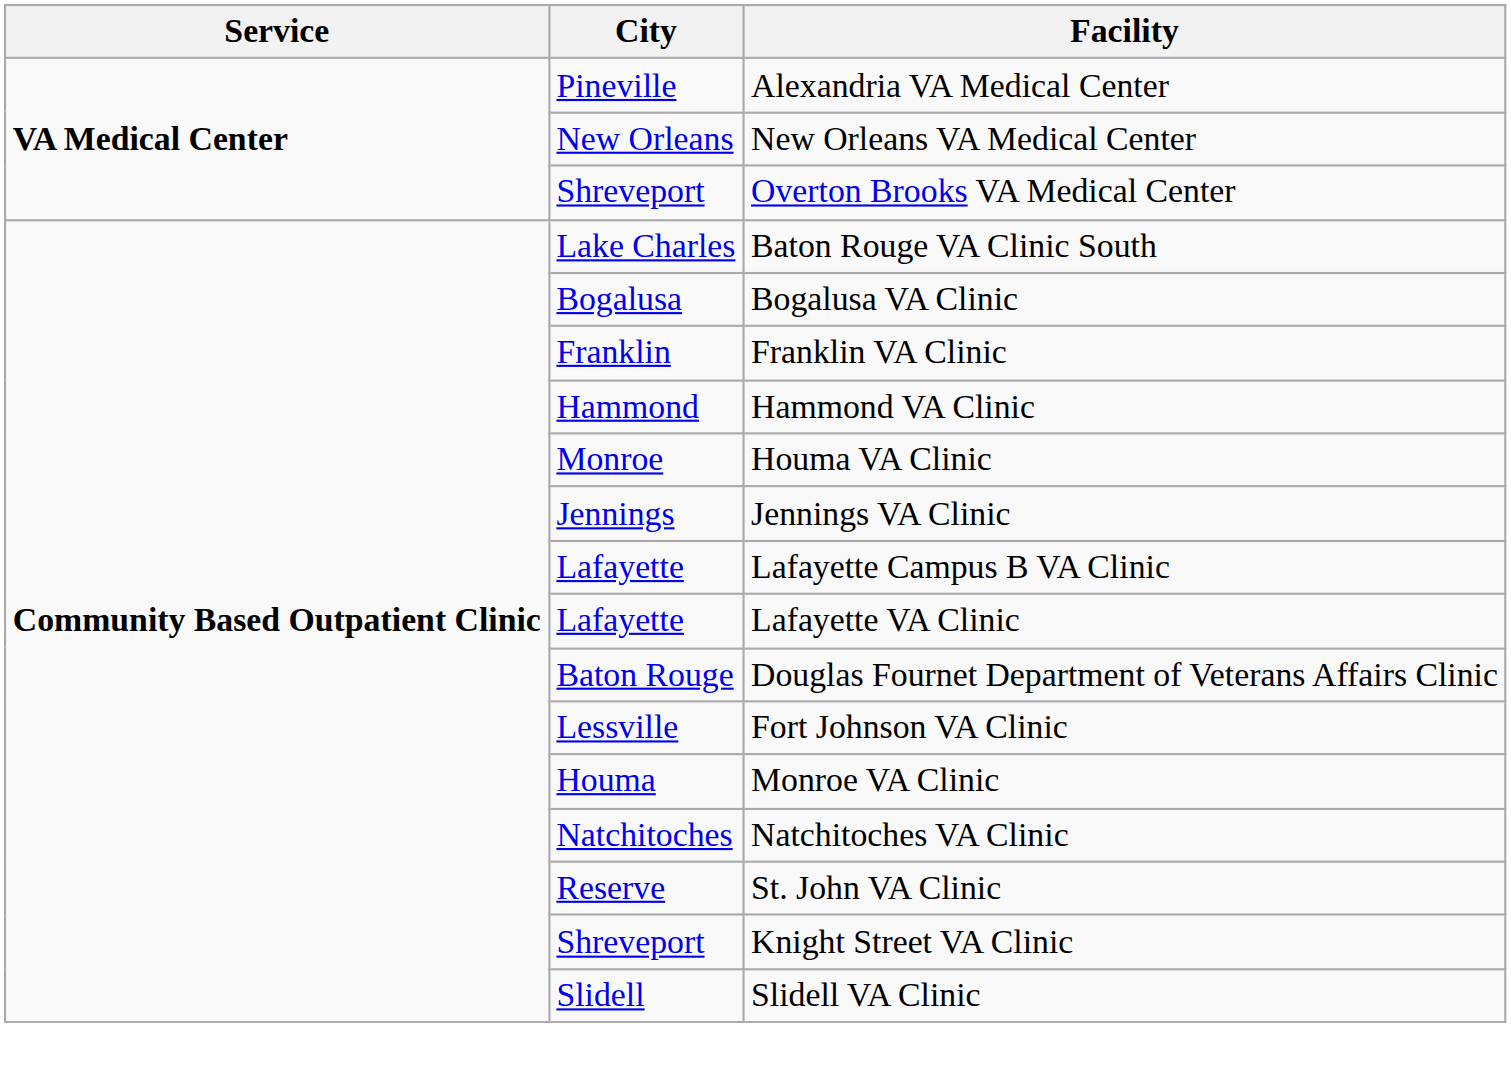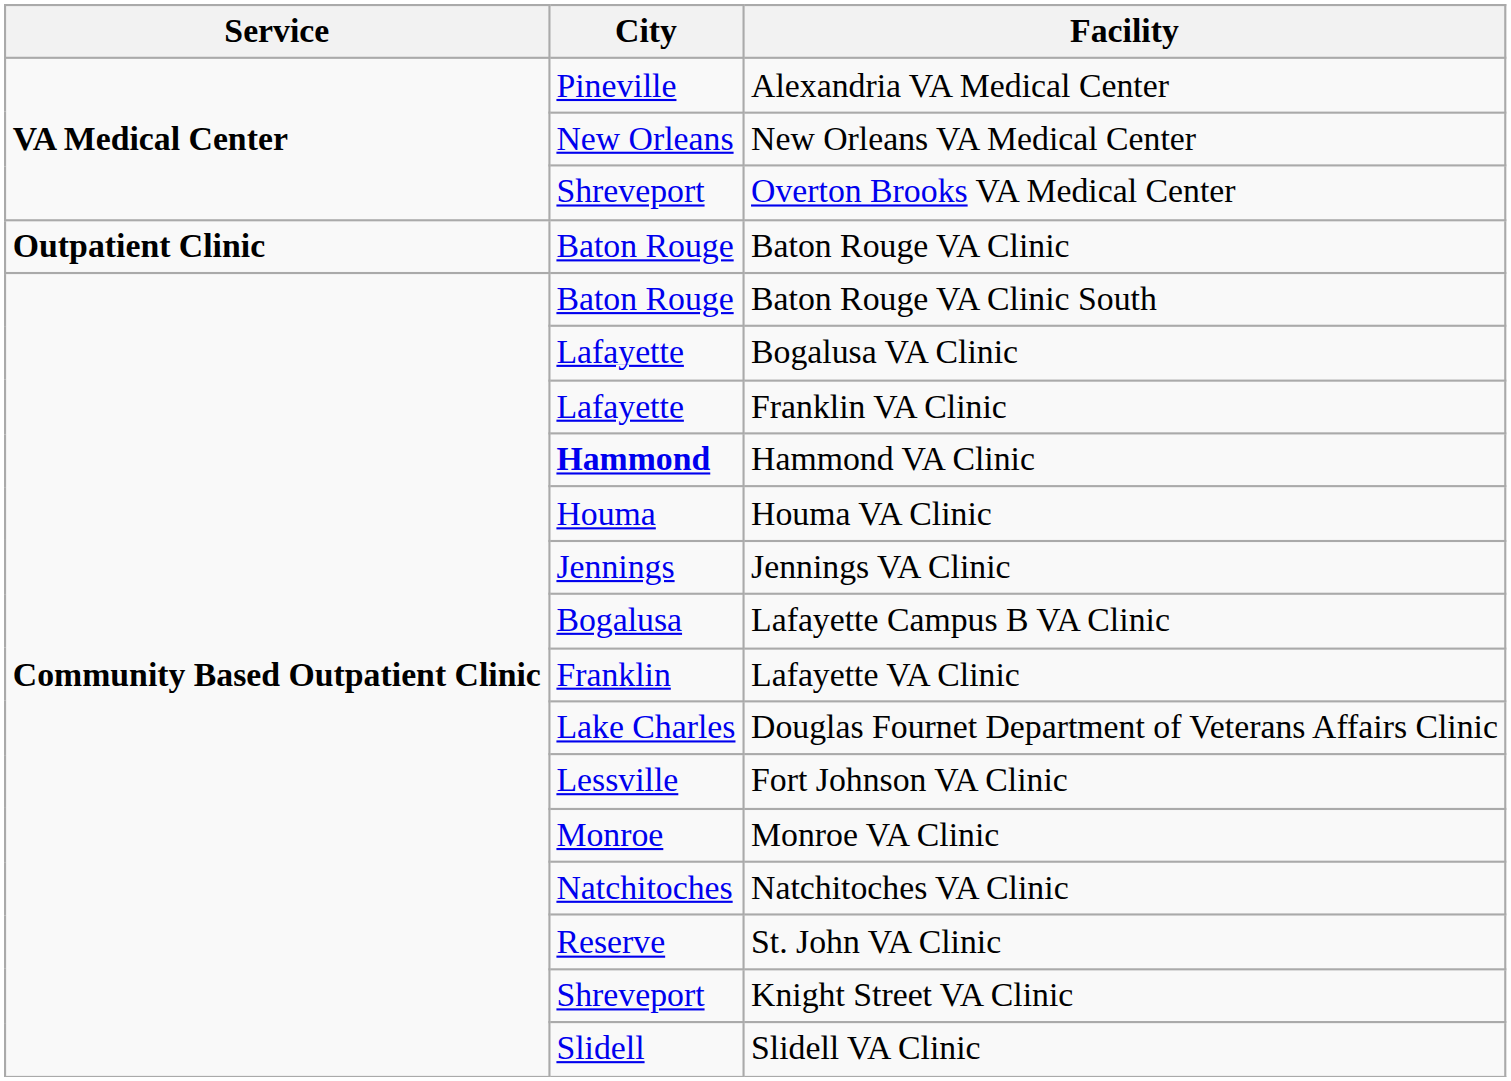+ row: (910, 245)
(646, 245) Lake Charles -> (645, 298) Baton Rouge
(619, 298) Bogalusa -> (620, 352) Lafayette
(614, 352) Franklin -> (620, 406) Lafayette
(628, 406) normal -> (633, 459) bold
(610, 459) Monroe -> (606, 513) Houma
(620, 566) Lafayette -> (619, 620) Bogalusa
(620, 620) Lafayette -> (614, 673) Franklin
(645, 673) Baton Rouge -> (646, 727) Lake Charles
(606, 780) Houma -> (610, 834) Monroe
